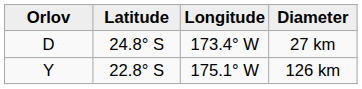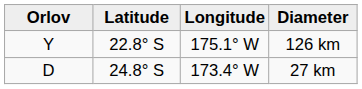rows swapped: (313, 44) <-> (313, 70)
